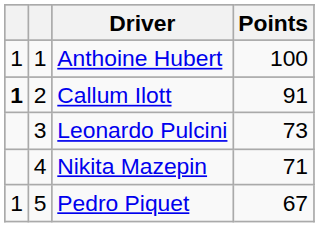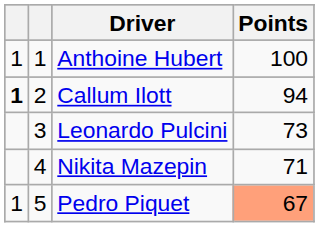(295, 94) 91 -> (295, 94) 94
(295, 203) no background -> (295, 203) lightsalmon background
